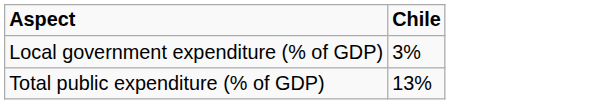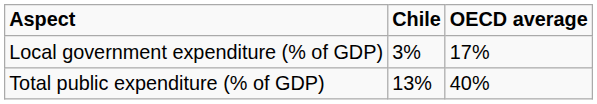+ column: (519, 20)
